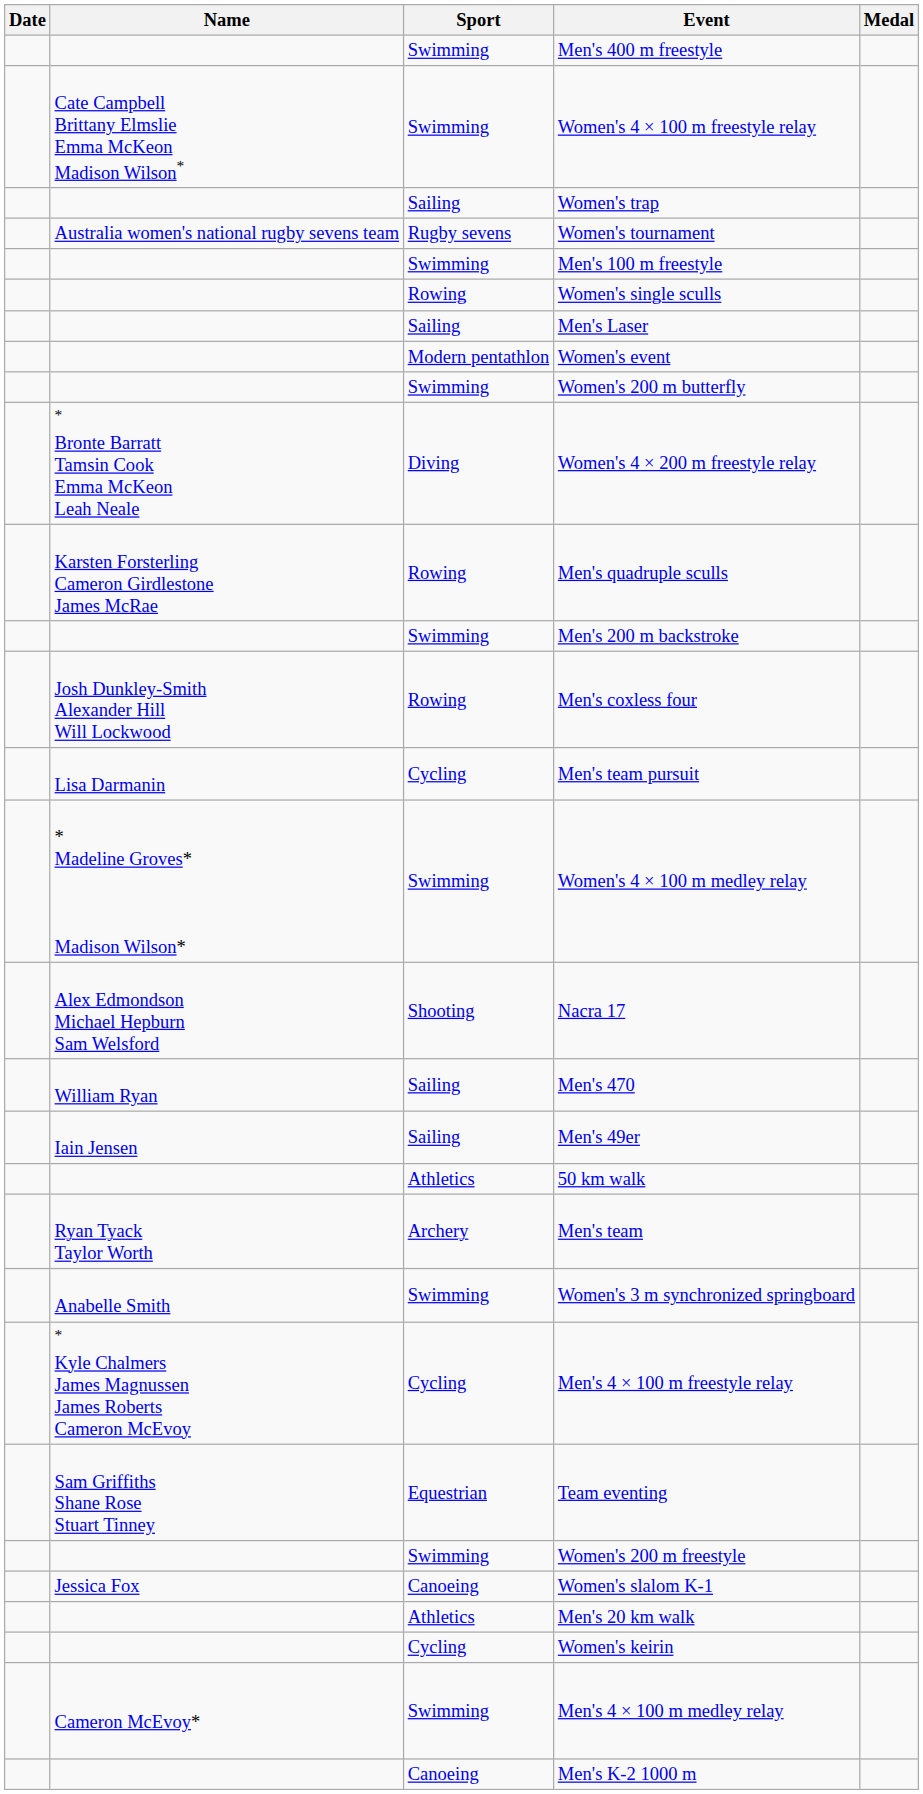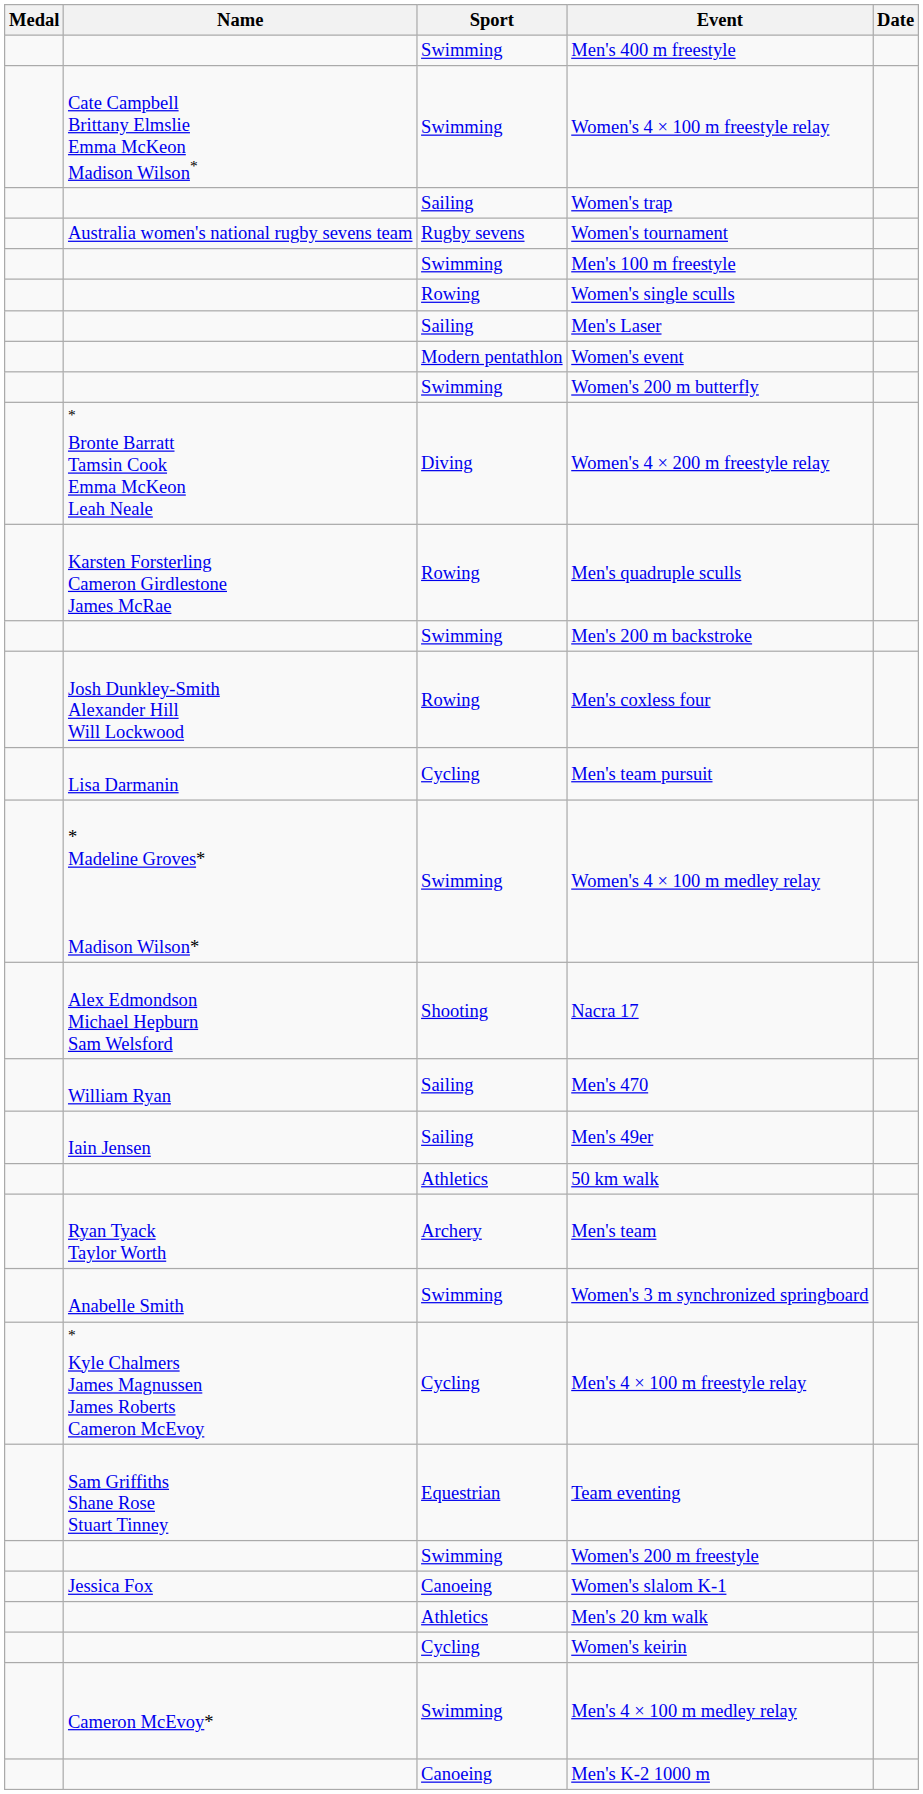columns swapped: (889, 19) <-> (27, 19)
